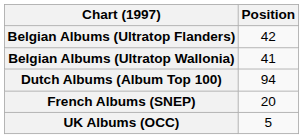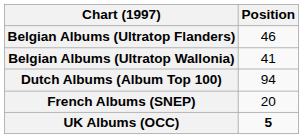(268, 36) 42 -> (268, 36) 46
(268, 123) normal -> (268, 123) bold
